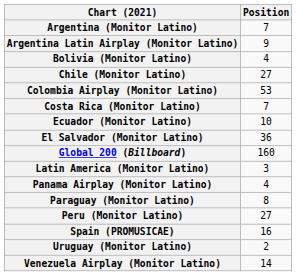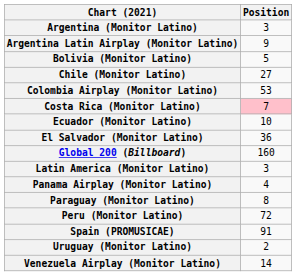(266, 28) 7 -> (266, 28) 3
(266, 59) 4 -> (266, 59) 5
(266, 106) no background -> (266, 106) pink background
(266, 216) 27 -> (266, 216) 72
(266, 232) 16 -> (266, 232) 91
